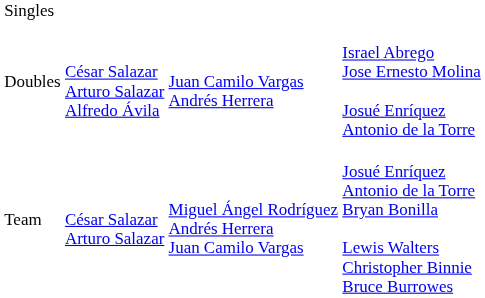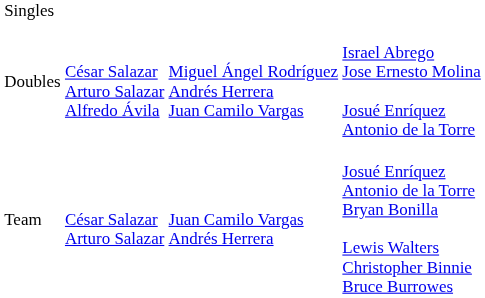(236, 91) Juan Camilo Vargas Andrés Herrera -> (253, 91) Miguel Ángel Rodríguez Andrés Herrera Juan Camilo Vargas
(253, 229) Miguel Ángel Rodríguez Andrés Herrera Juan Camilo Vargas -> (236, 229) Juan Camilo Vargas Andrés Herrera
